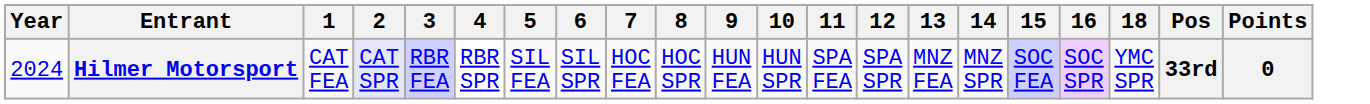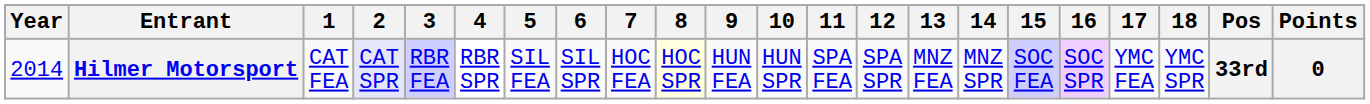+ column: (1134, 22)
(37, 69) 2024 -> (37, 69) 2014
(681, 69) no background -> (681, 69) lightyellow background
